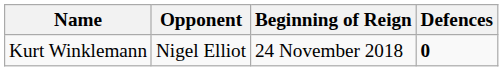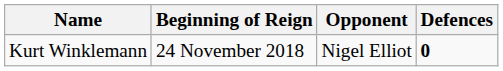columns swapped: (333, 19) <-> (201, 19)
